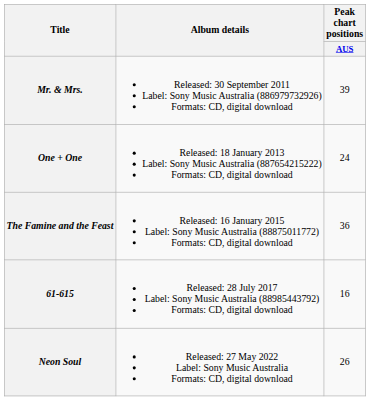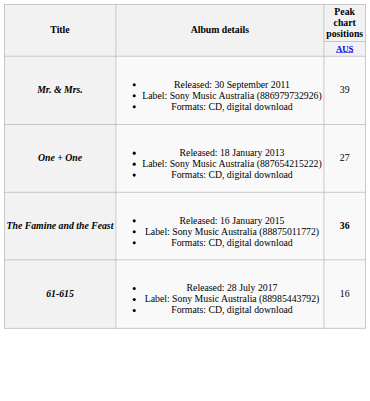(345, 158) 24 -> (345, 158) 27
(345, 226) normal -> (345, 226) bold
- row: (60, 362)
